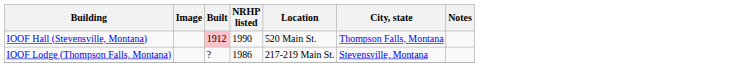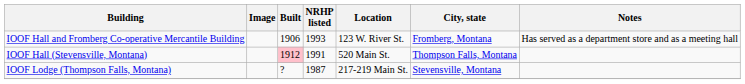+ row: (126, 39)
(242, 39) 1990 -> (315, 54) 1991
(242, 54) 1986 -> (315, 70) 1987
